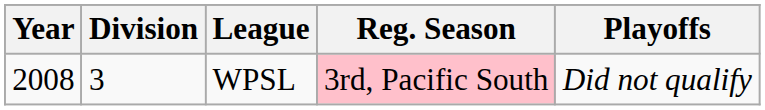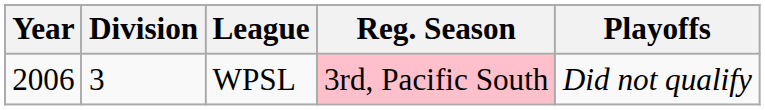(43, 78) 2008 -> (43, 78) 2006
